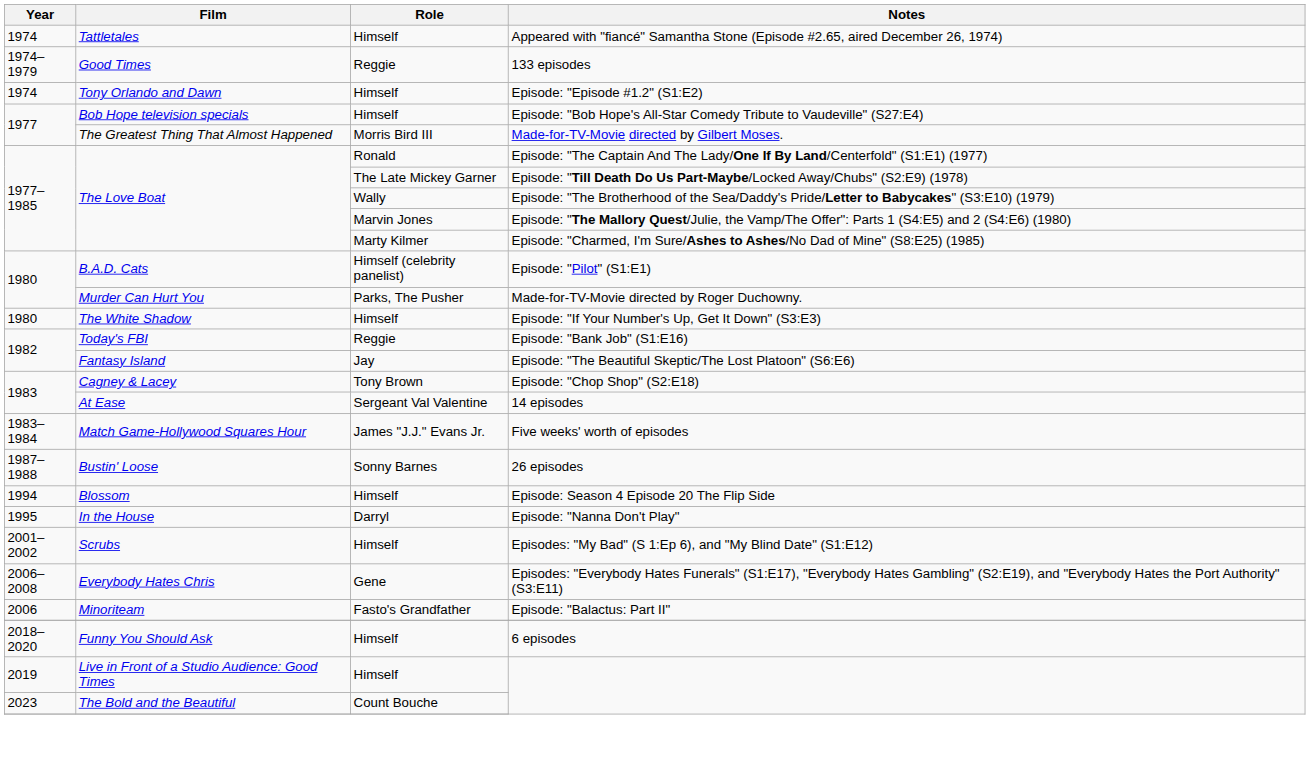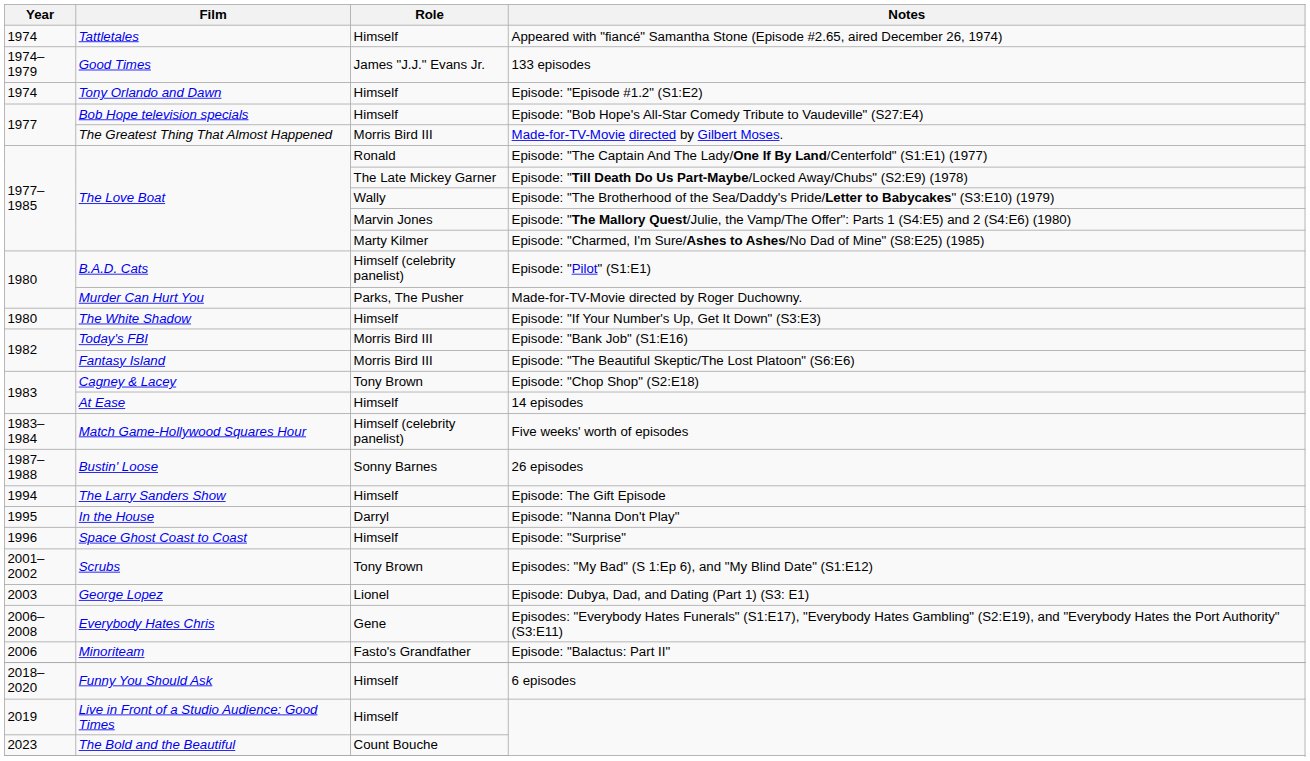(375, 64) Reggie -> (419, 64) James "J.J." Evans Jr.
(375, 339) Reggie -> (393, 339) Morris Bird III
(364, 360) Jay -> (393, 360) Morris Bird III
(421, 402) Sergeant Val Valentine -> (376, 402) Himself
(419, 431) James "J.J." Evans Jr. -> (405, 431) Himself (celebrity panelist)
+ row: (152, 496)
- row: (104, 496)
+ row: (163, 538)
(376, 545) Himself -> (388, 566) Tony Brown
+ row: (121, 595)
